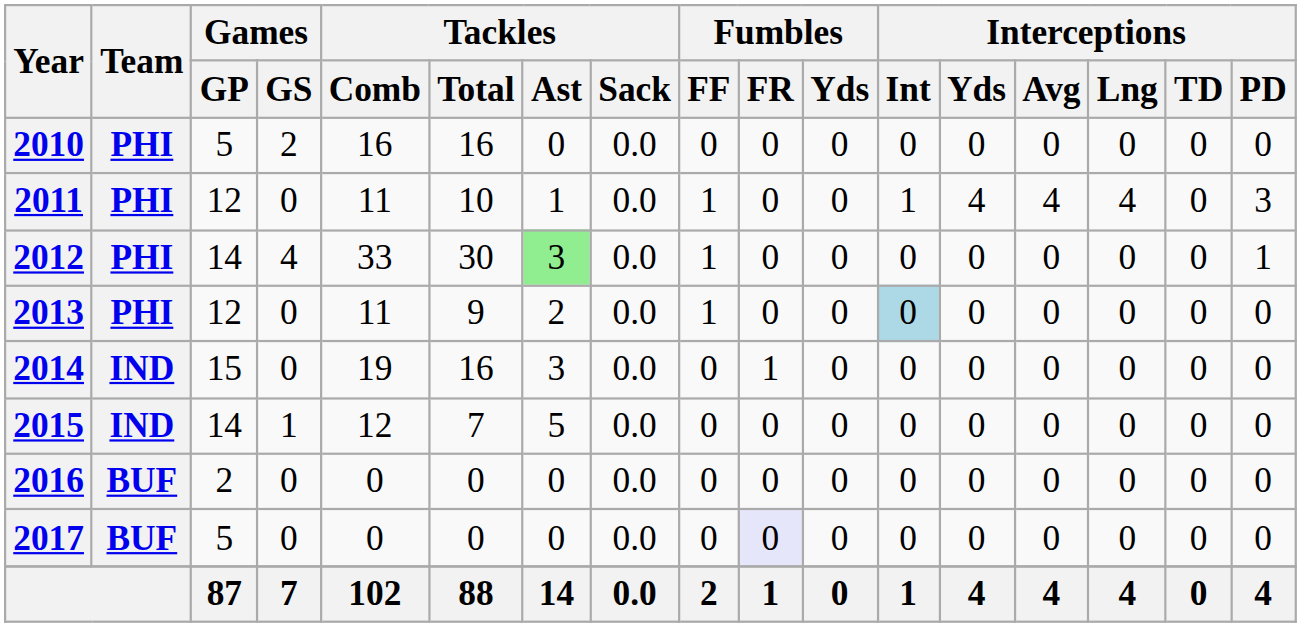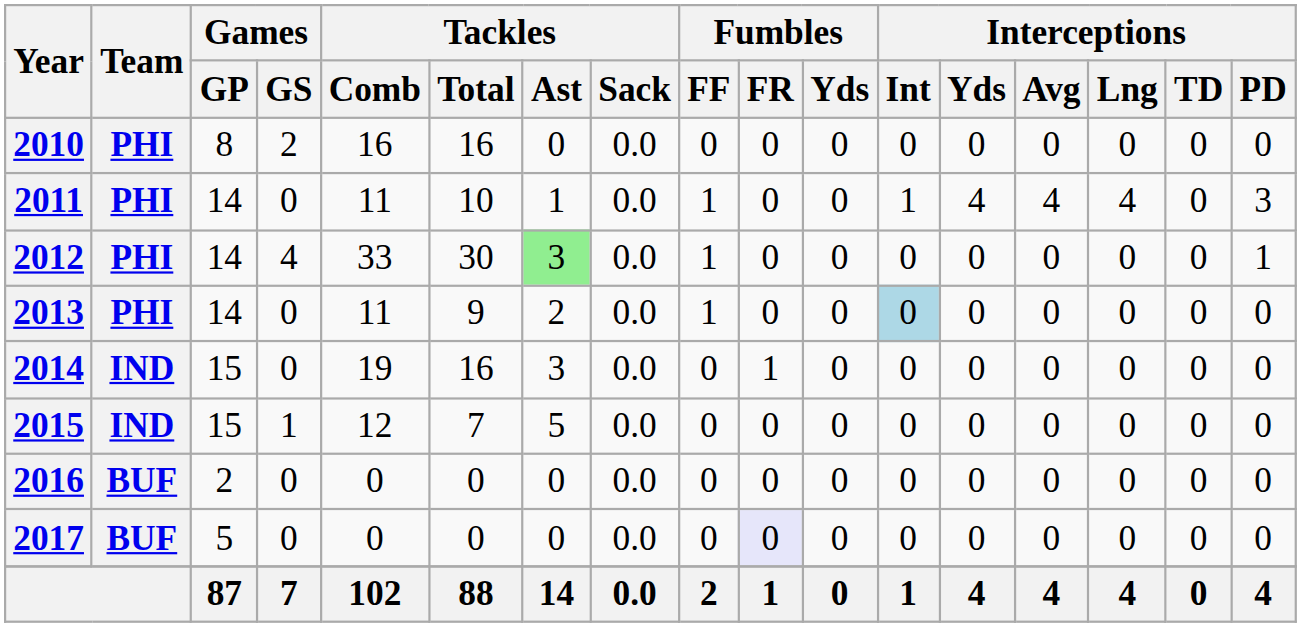(224, 144) 5 -> (224, 144) 8
(224, 200) 12 -> (224, 200) 14
(224, 312) 12 -> (224, 312) 14
(224, 425) 14 -> (224, 425) 15
